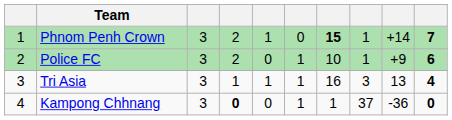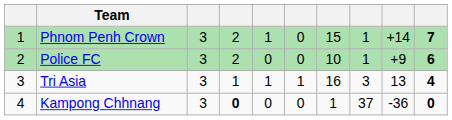(333, 37) bold -> (333, 37) normal
(301, 59) 1 -> (301, 59) 0
(301, 103) 1 -> (301, 103) 0
